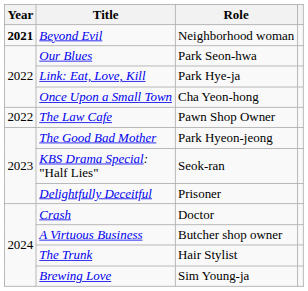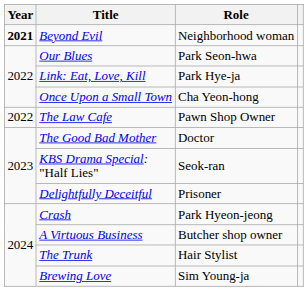(225, 138) Park Hyeon-jeong -> (196, 138) Doctor
(196, 214) Doctor -> (225, 214) Park Hyeon-jeong
